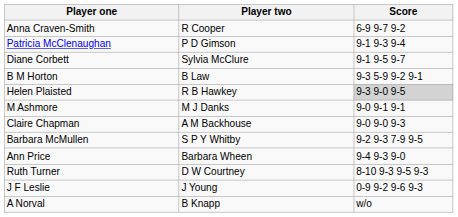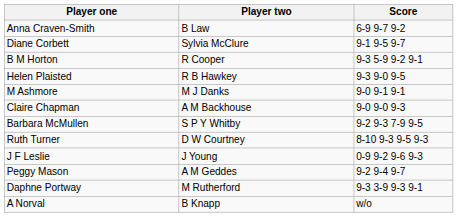(203, 28) R Cooper -> (195, 28) B Law
- row: (59, 44)
(195, 76) B Law -> (203, 60) R Cooper
(381, 92) lightgrey background -> (381, 76) no background
- row: (28, 156)
+ row: (37, 172)
+ row: (44, 188)
